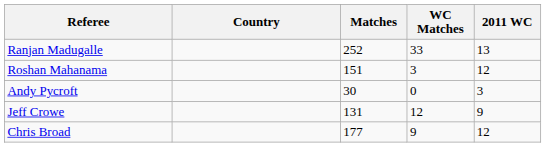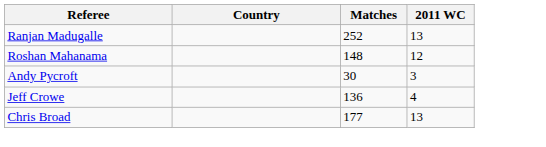- column: (440, 22)
(353, 70) 151 -> (353, 55) 148
(353, 111) 131 -> (353, 96) 136
(480, 111) 9 -> (413, 96) 4
(483, 132) 12 -> (417, 117) 13
